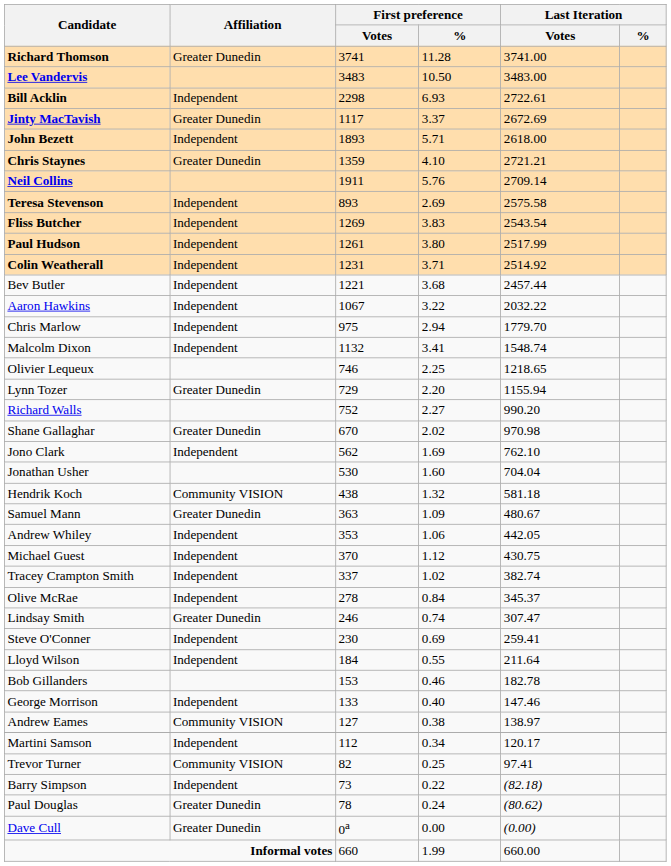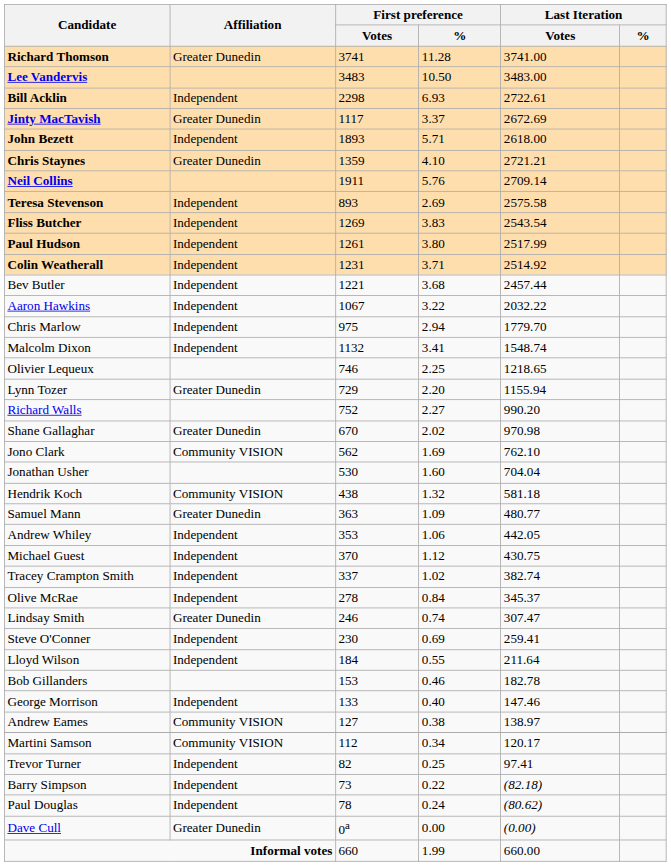(205, 451) Independent -> (228, 451) Community VISION
(522, 514) 480.67 -> (522, 514) 480.77
(205, 743) Independent -> (228, 743) Community VISION
(228, 763) Community VISION -> (205, 763) Independent
(217, 805) Greater Dunedin -> (205, 805) Independent
